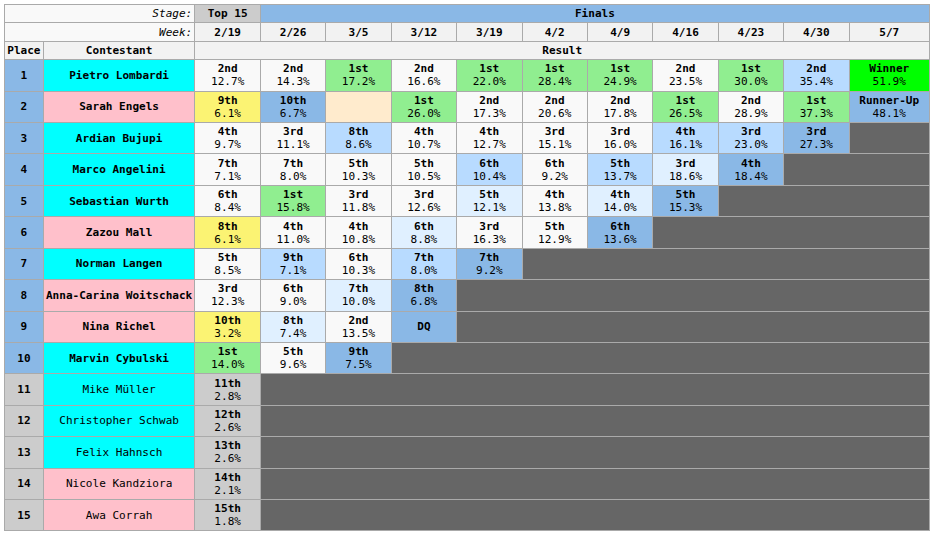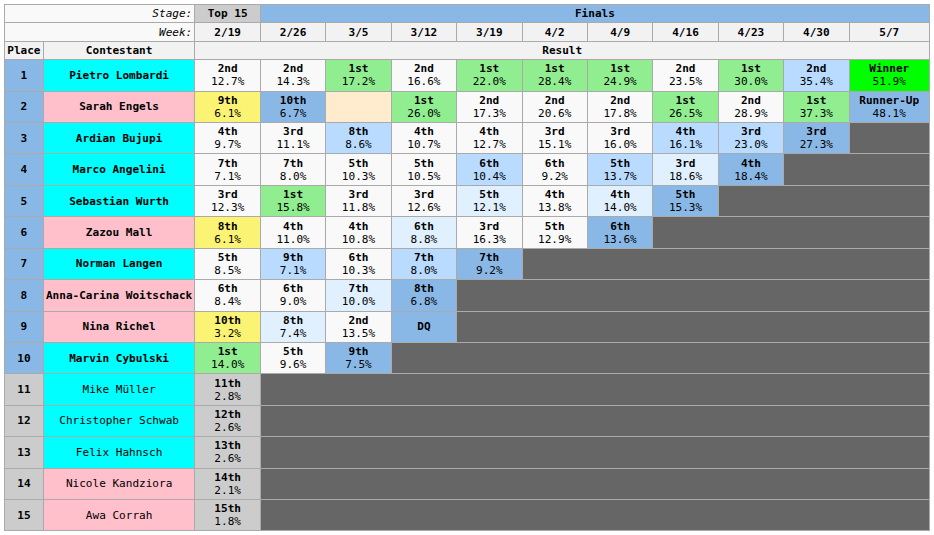(228, 201) 6th 8.4% -> (228, 201) 3rd 12.3%
(228, 295) 3rd 12.3% -> (228, 295) 6th 8.4%
